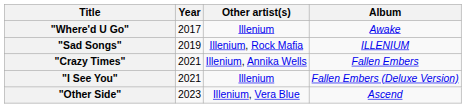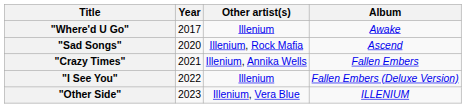(189, 45) 2019 -> (189, 45) 2020
(385, 45) ILLENIUM -> (385, 45) Ascend
(189, 78) 2021 -> (189, 78) 2022
(385, 95) Ascend -> (385, 95) ILLENIUM
